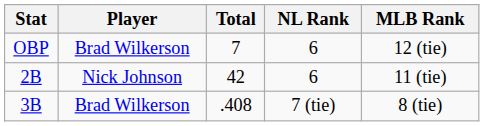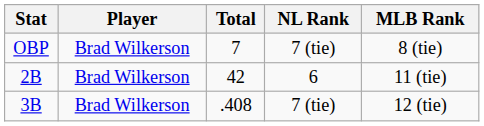(313, 47) 6 -> (313, 47) 7 (tie)
(420, 47) 12 (tie) -> (420, 47) 8 (tie)
(132, 76) Nick Johnson -> (132, 76) Brad Wilkerson
(420, 105) 8 (tie) -> (420, 105) 12 (tie)
